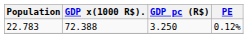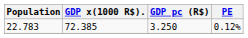(81, 26) 72.388 -> (81, 26) 72.385
